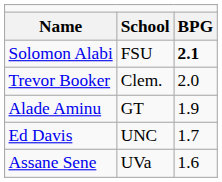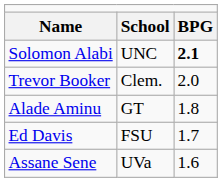(137, 53) FSU -> (139, 53) UNC
(188, 108) 1.9 -> (188, 108) 1.8
(139, 135) UNC -> (137, 135) FSU
